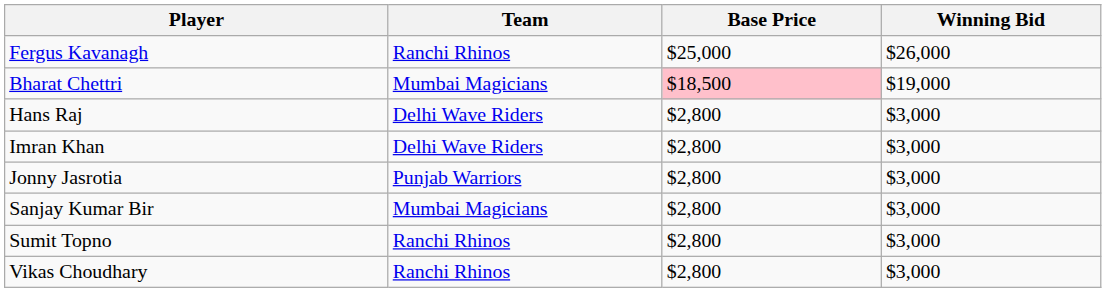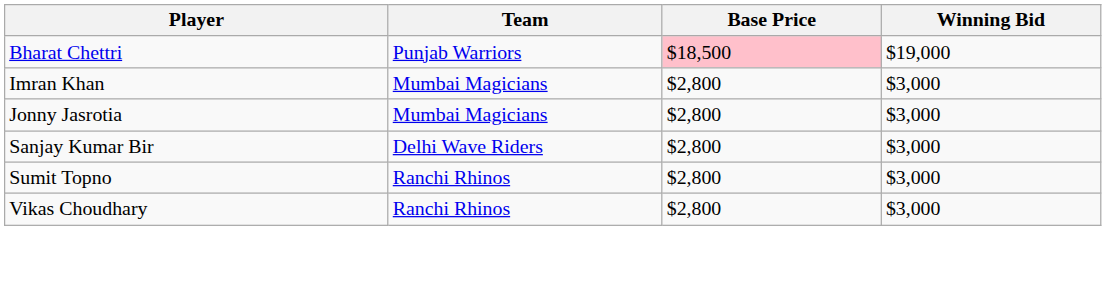- row: (79, 51)
(470, 83) Mumbai Magicians -> (457, 51) Punjab Warriors
- row: (46, 114)
(468, 146) Delhi Wave Riders -> (470, 83) Mumbai Magicians
(457, 177) Punjab Warriors -> (470, 114) Mumbai Magicians
(470, 209) Mumbai Magicians -> (468, 146) Delhi Wave Riders
